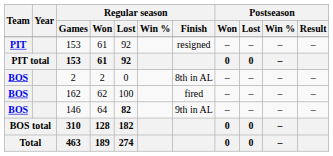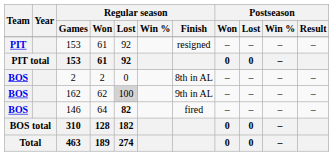(126, 94) no background -> (126, 94) lightgrey background
(194, 94) fired -> (194, 94) 9th in AL
(194, 110) 9th in AL -> (194, 110) fired
